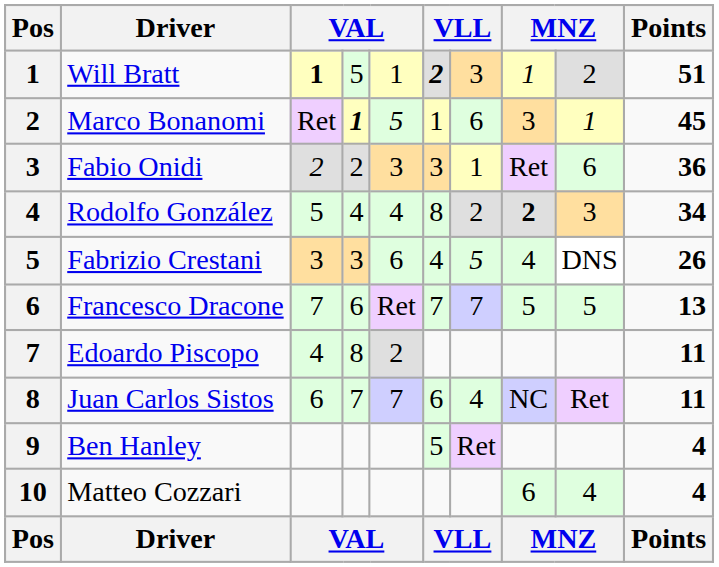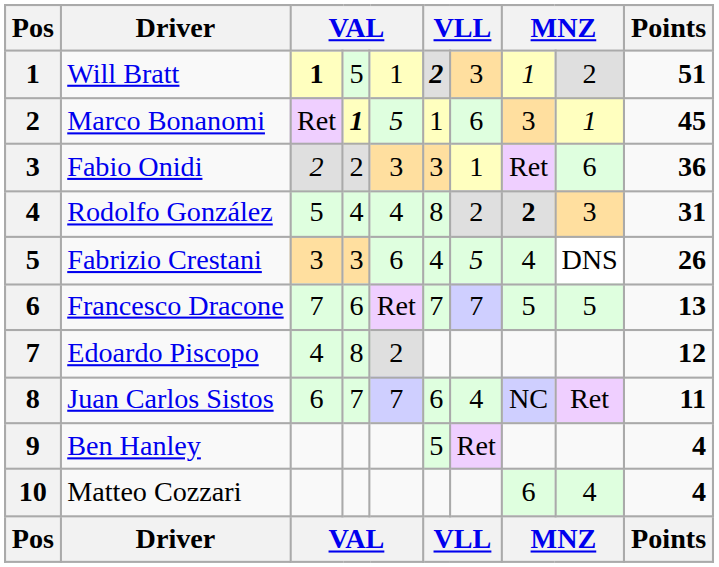(692, 213) 34 -> (692, 213) 31
(693, 352) 11 -> (692, 352) 12
